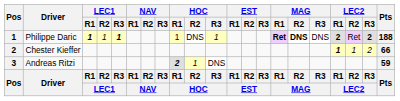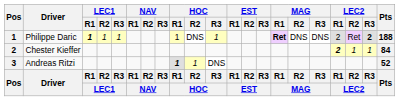(119, 37) bold -> (119, 37) normal
(299, 37) bold -> (299, 37) normal
(338, 37) bold -> (338, 37) normal
(338, 50) 1 -> (338, 50) 2
(370, 50) 2 -> (370, 50) 1
(386, 50) 66 -> (386, 50) 84
(177, 63) 2 -> (177, 63) 1
(386, 63) 59 -> (386, 63) 52
